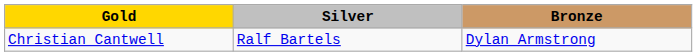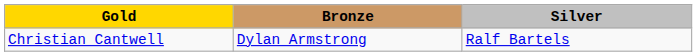columns swapped: (348, 16) <-> (577, 16)
